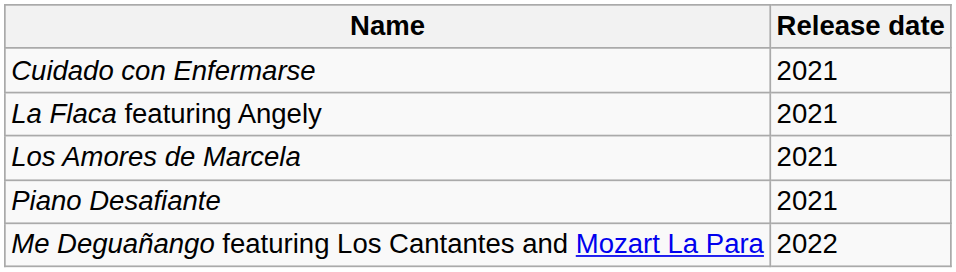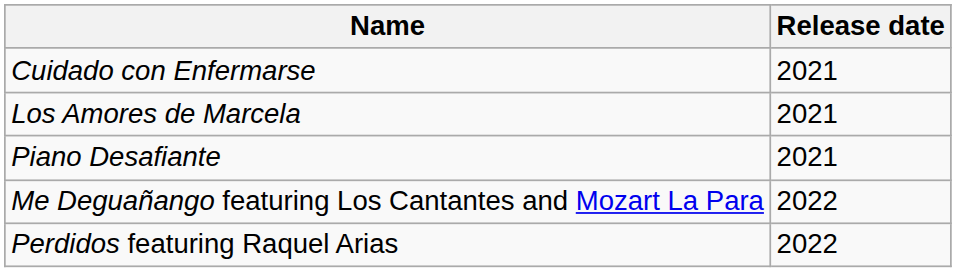- row: (166, 113)
+ row: (205, 244)
